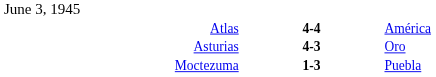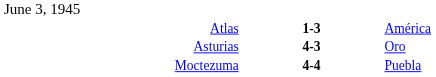(312, 28) 4-4 -> (312, 28) 1-3
(312, 66) 1-3 -> (312, 66) 4-4
